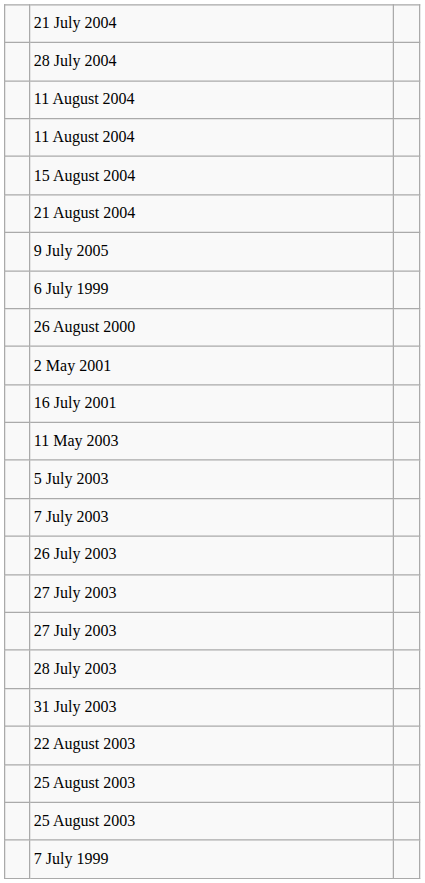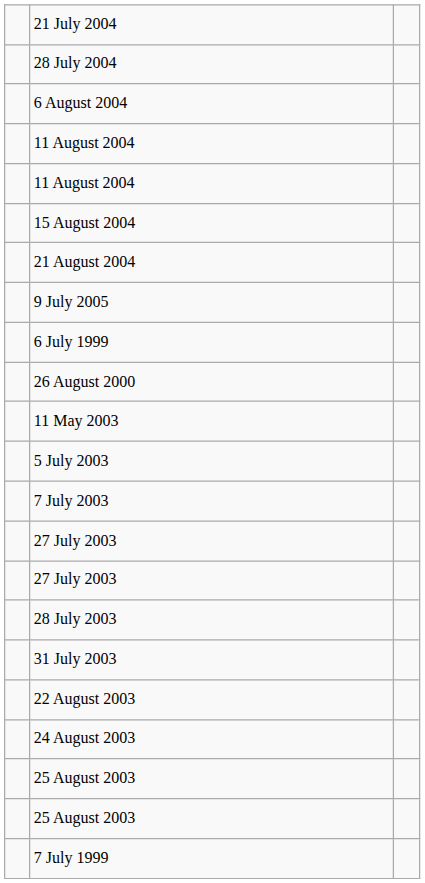+ row: (17, 104)
- row: (17, 366)
- row: (17, 403)
- row: (17, 555)
+ row: (17, 739)
